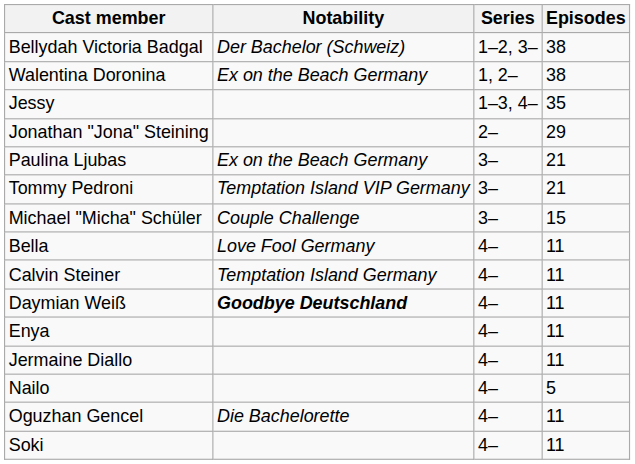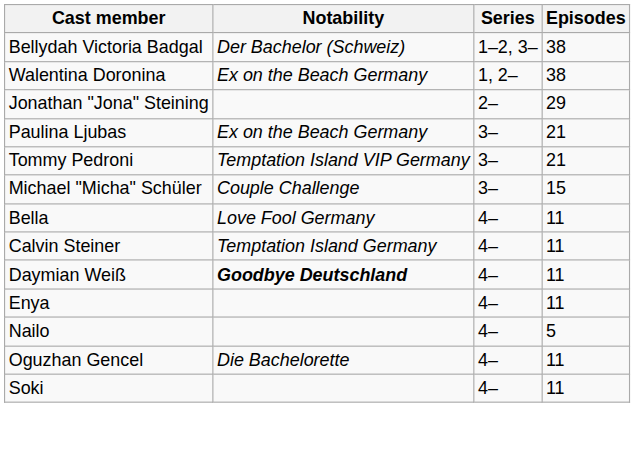- row: (32, 103)
- row: (70, 359)
